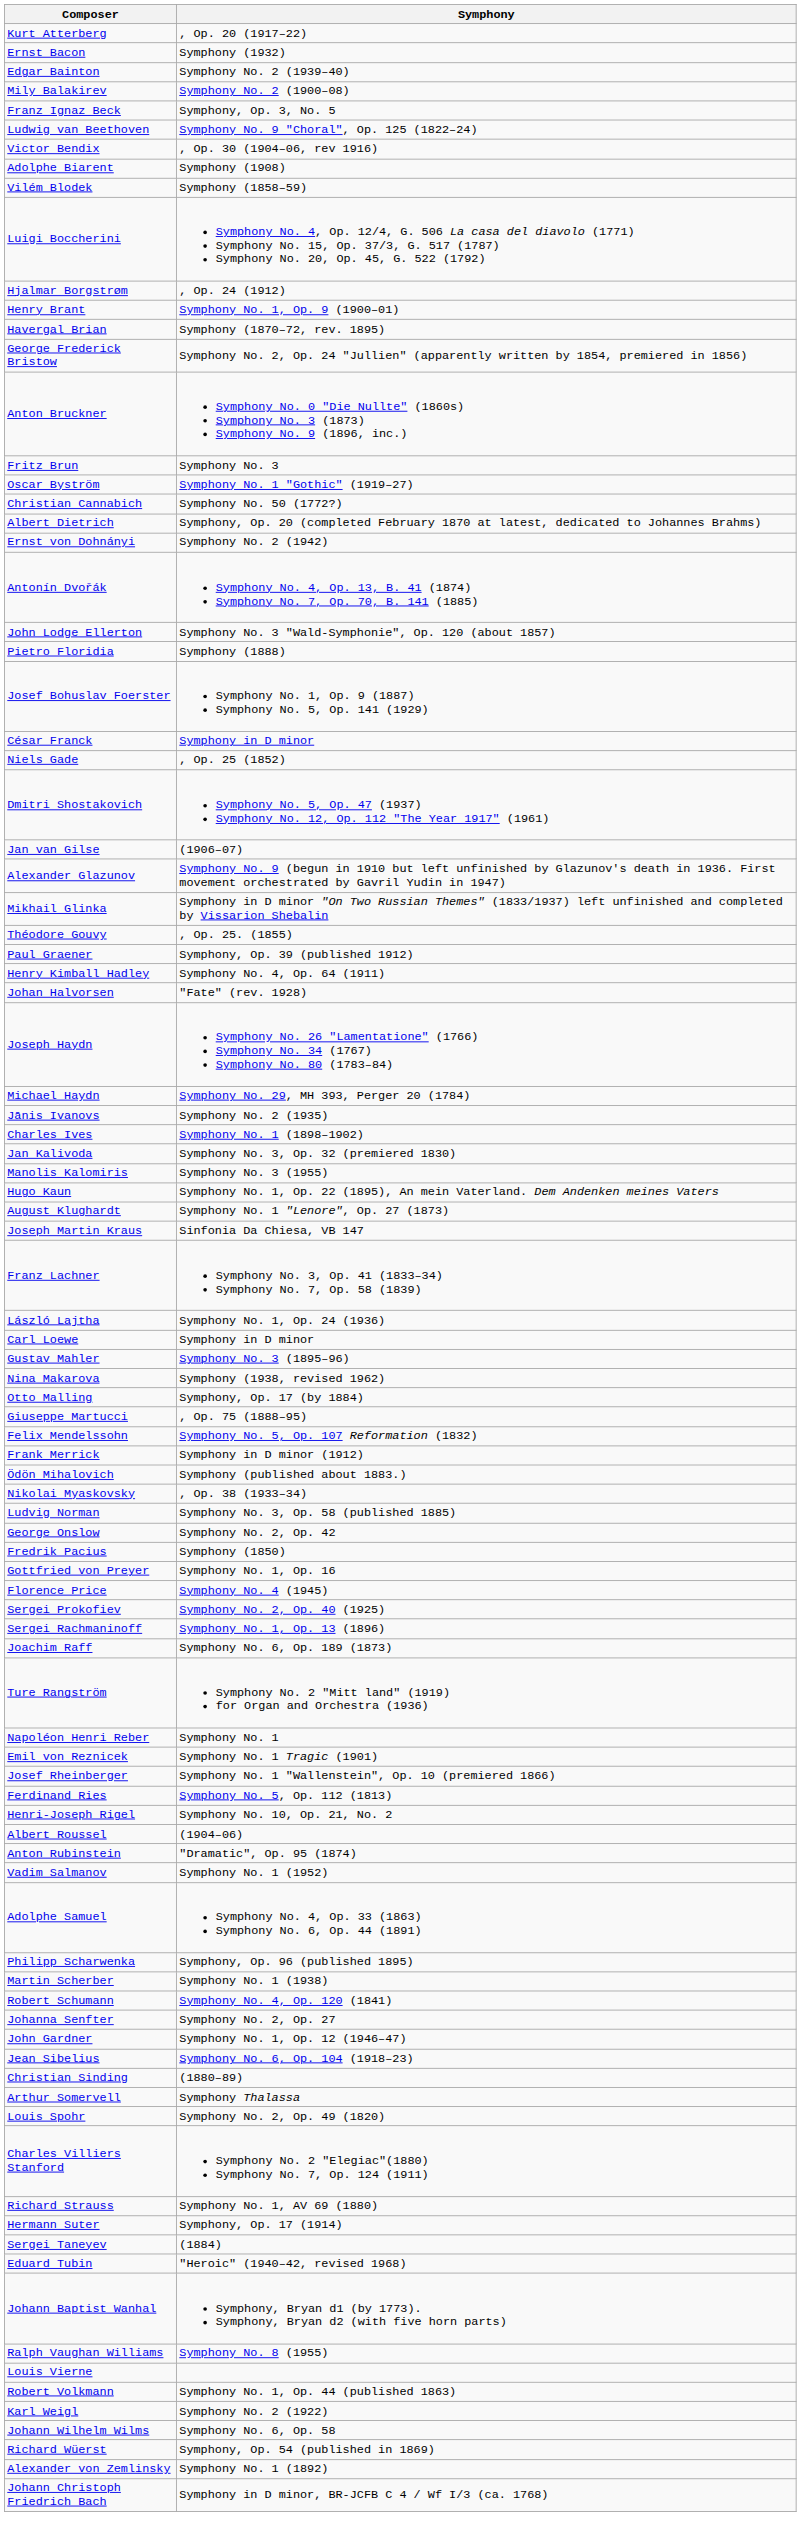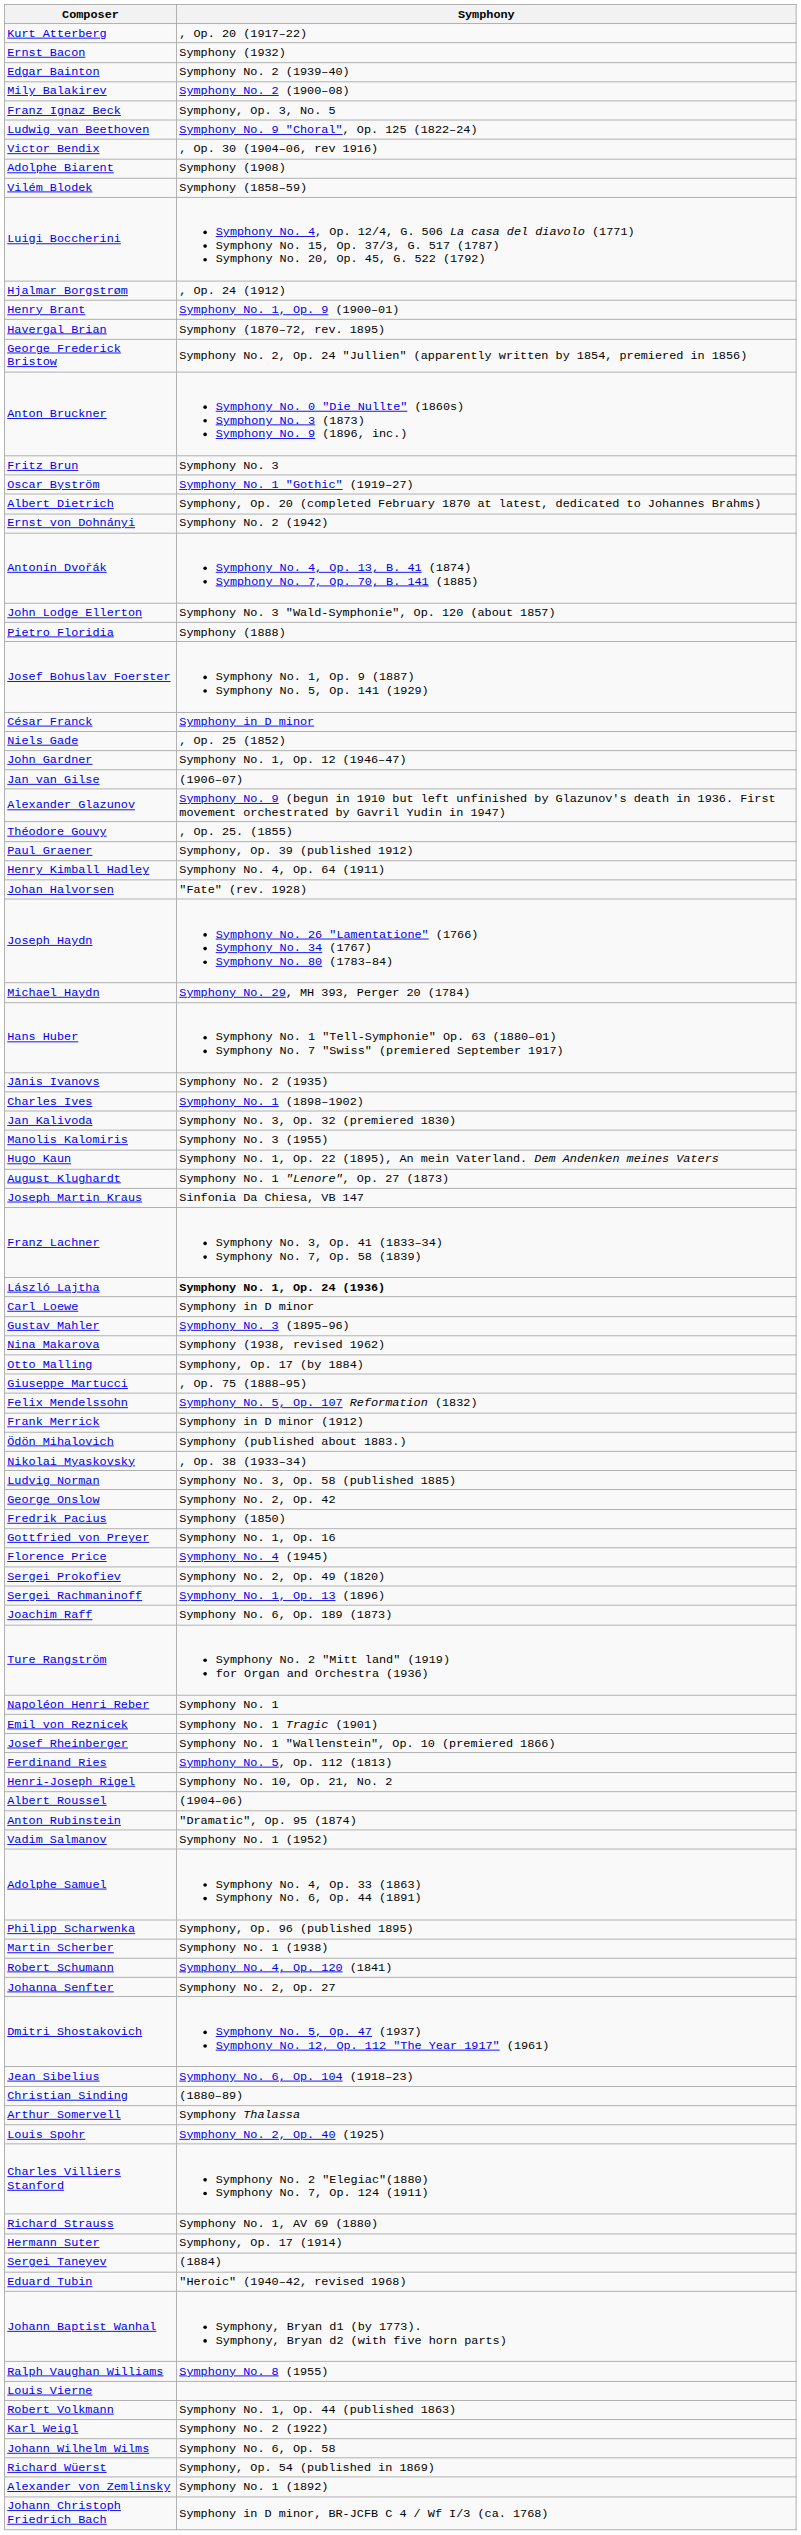- row: (75, 504)
rows swapped: (50, 2039) <-> (75, 805)
- row: (57, 909)
+ row: (43, 1037)
(282, 1320) normal -> (282, 1287) bold
(282, 1610) Symphony No. 2, Op. 40 (1925) -> (282, 1577) Symphony No. 2, Op. 49 (1820)
(282, 2116) Symphony No. 2, Op. 49 (1820) -> (282, 2134) Symphony No. 2, Op. 40 (1925)
